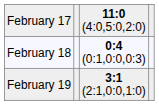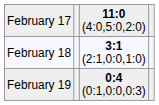(114, 52) 0:4 (0:1,0:0,0:3) -> (114, 52) 3:1 (2:1,0:0,1:0)
(114, 84) 3:1 (2:1,0:0,1:0) -> (114, 84) 0:4 (0:1,0:0,0:3)
